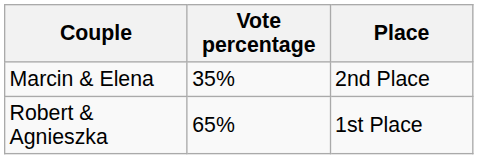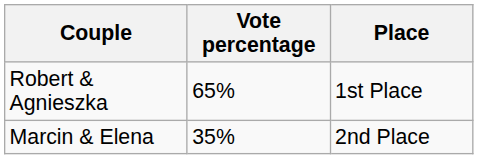rows swapped: (59, 124) <-> (82, 79)
